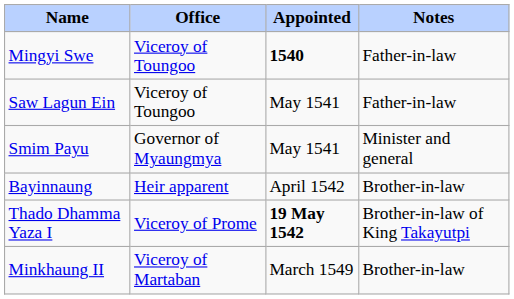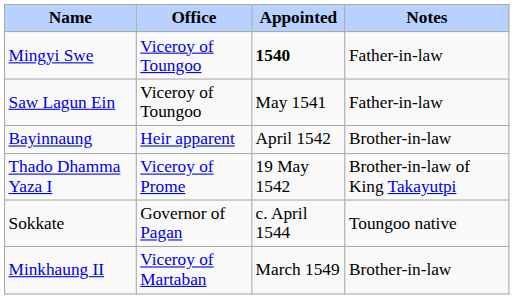- row: (49, 149)
(297, 223) bold -> (282, 176) normal
+ row: (36, 223)
